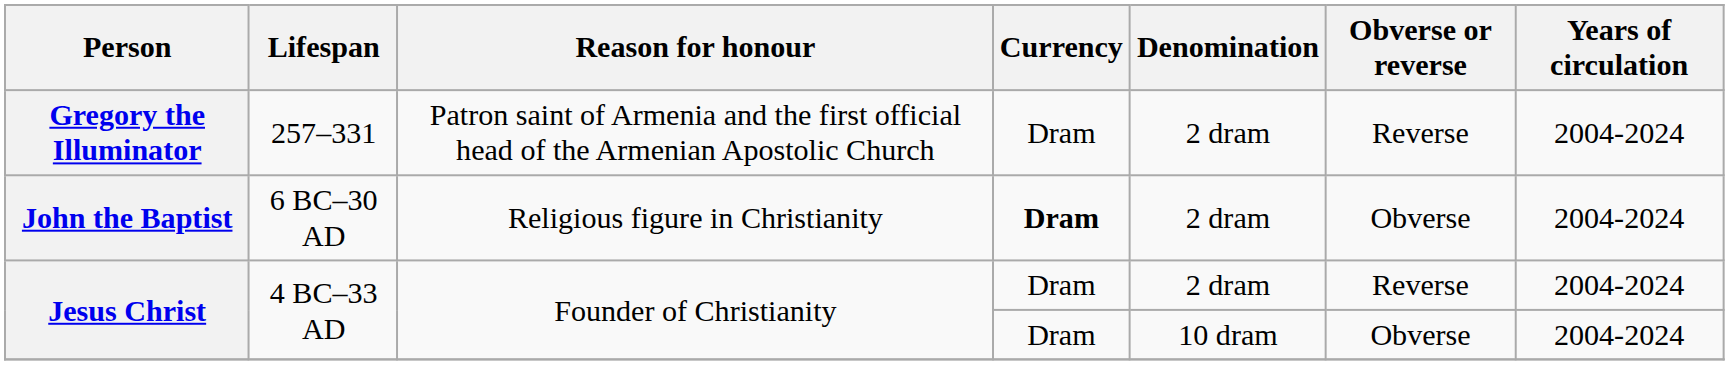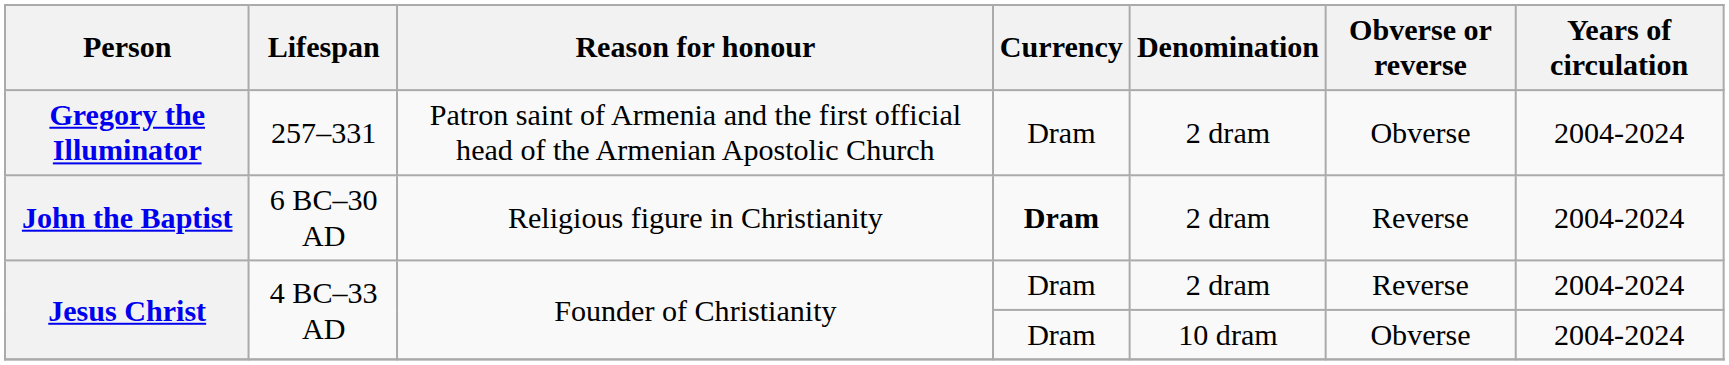(1420, 132) Reverse -> (1420, 132) Obverse
(1420, 217) Obverse -> (1420, 217) Reverse
